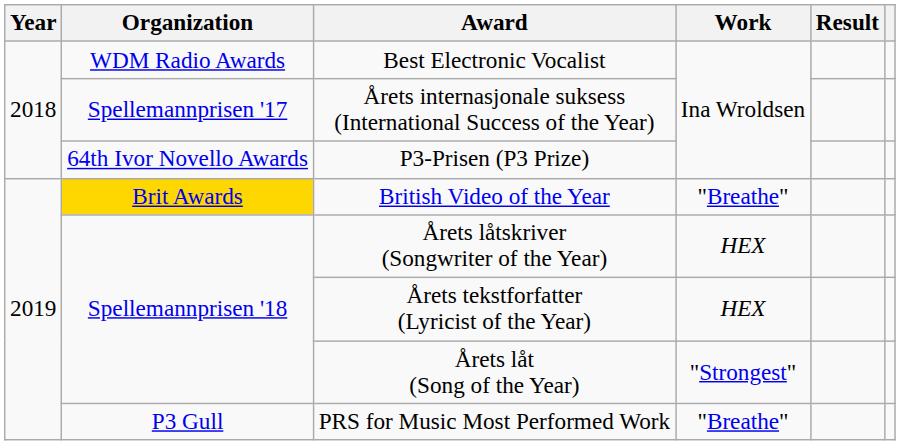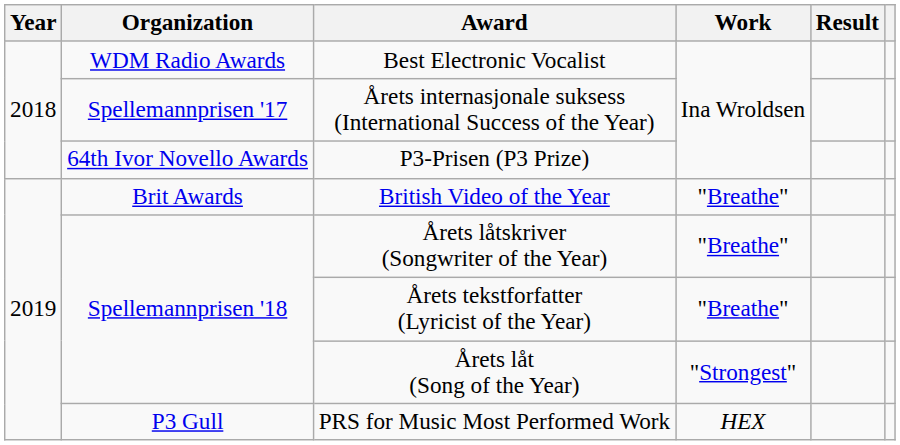(188, 196) gold background -> (188, 196) no background
(743, 246) HEX -> (743, 246) "Breathe"
(743, 308) HEX -> (743, 308) "Breathe"
(743, 421) "Breathe" -> (743, 421) HEX
